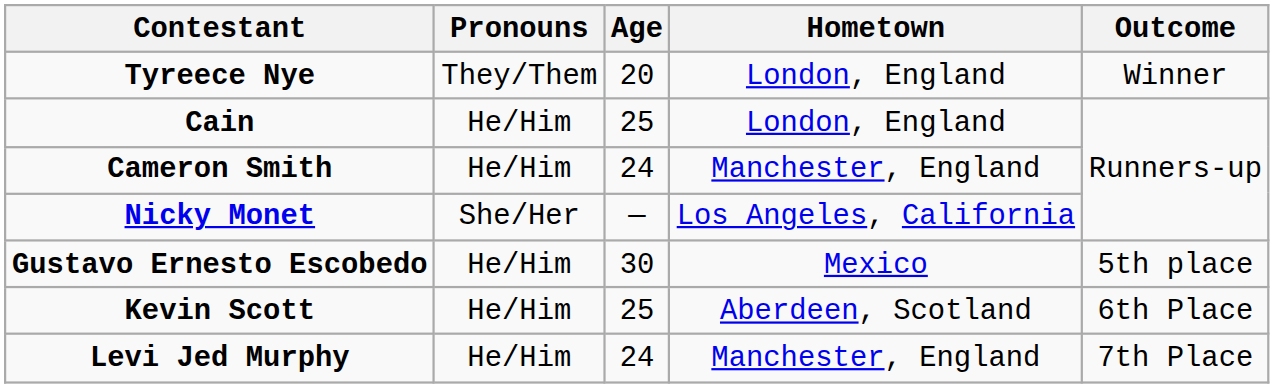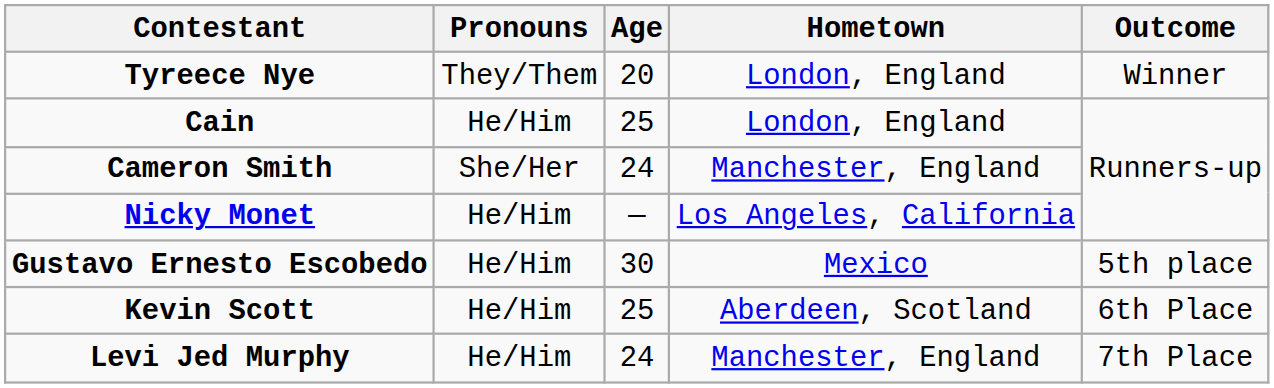(519, 170) He/Him -> (519, 170) She/Her
(519, 217) She/Her -> (519, 217) He/Him
